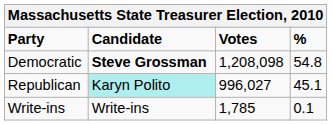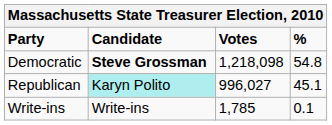(251, 62) 1,208,098 -> (251, 62) 1,218,098
